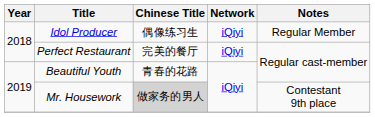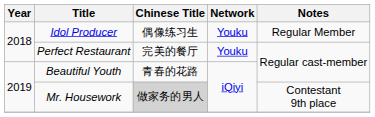(232, 32) iQiyi -> (232, 32) Youku
(232, 52) iQiyi -> (232, 52) Youku
